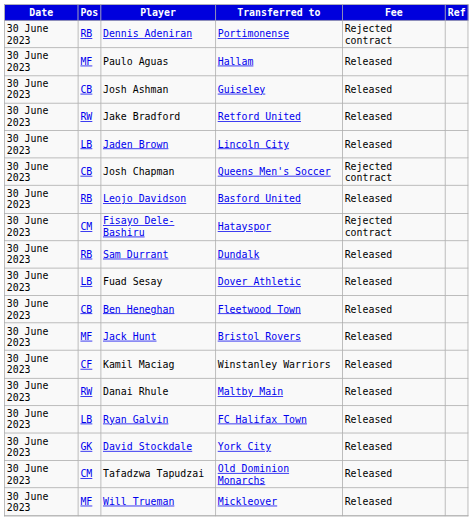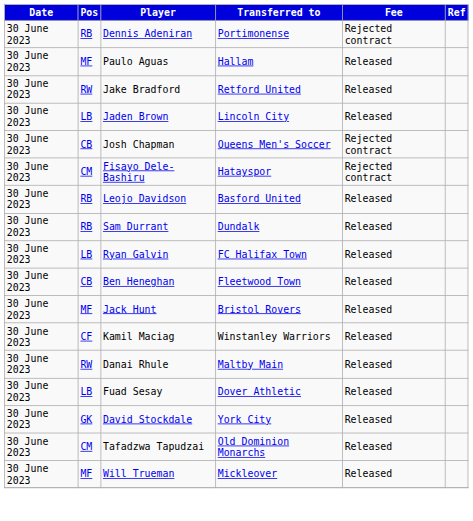- row: (136, 89)
rows swapped: (145, 199) <-> (139, 227)
rows swapped: (136, 419) <-> (133, 282)
